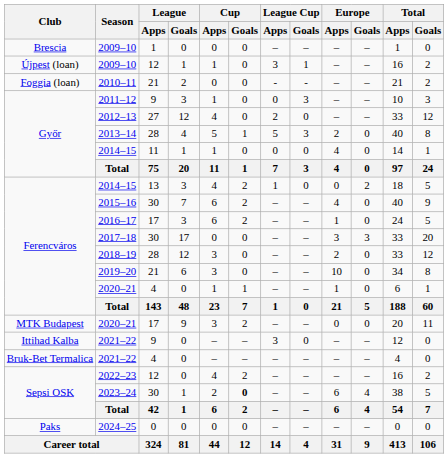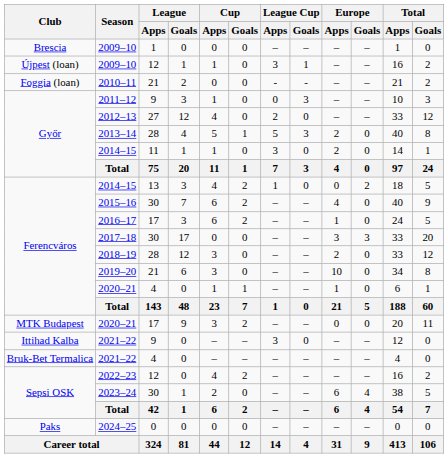(275, 151) 0 -> (275, 151) 3
(337, 151) 4 -> (337, 151) 2
(245, 392) bold -> (245, 392) normal
